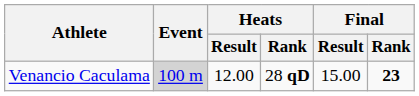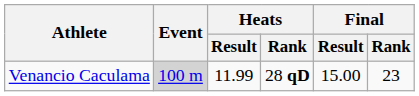(234, 76) 12.00 -> (234, 76) 11.99
(391, 76) bold -> (391, 76) normal
